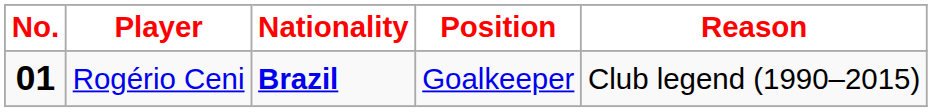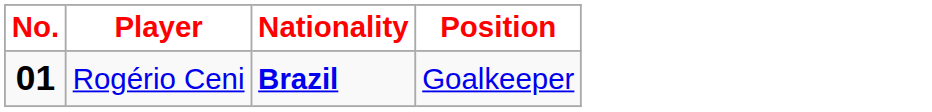- column: (754, 27)
